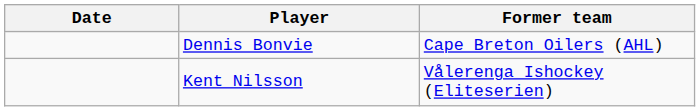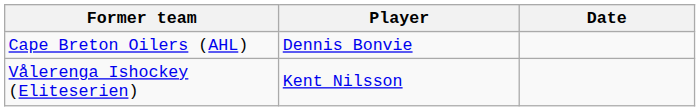columns swapped: (92, 18) <-> (557, 18)
